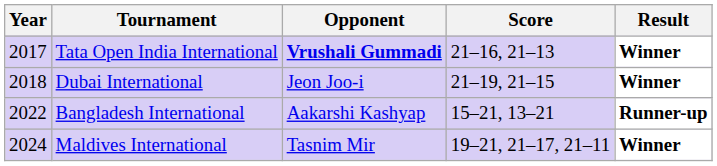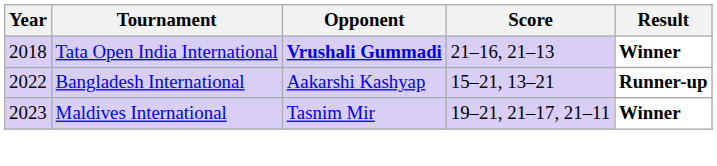(28, 51) 2017 -> (28, 51) 2018
- row: (129, 82)
(28, 144) 2024 -> (28, 113) 2023
